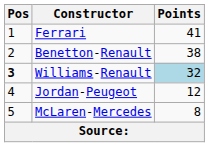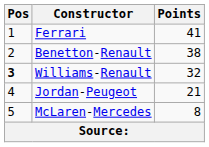(194, 73) lightblue background -> (194, 73) no background
(194, 93) 12 -> (194, 93) 21
